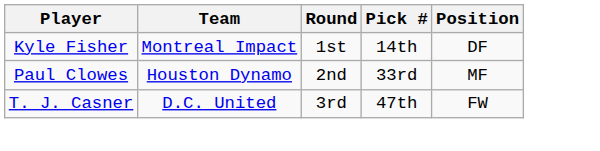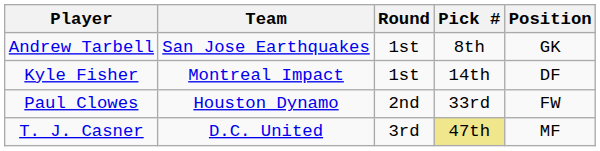+ row: (81, 47)
(478, 75) MF -> (550, 103) FW
(397, 103) no background -> (469, 131) khaki background
(478, 103) FW -> (550, 131) MF
